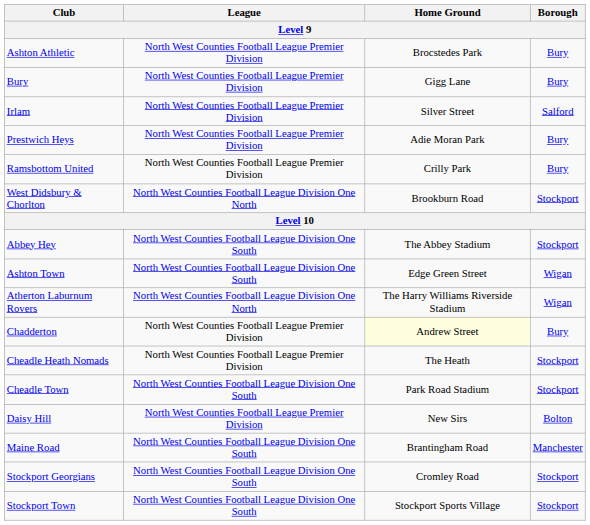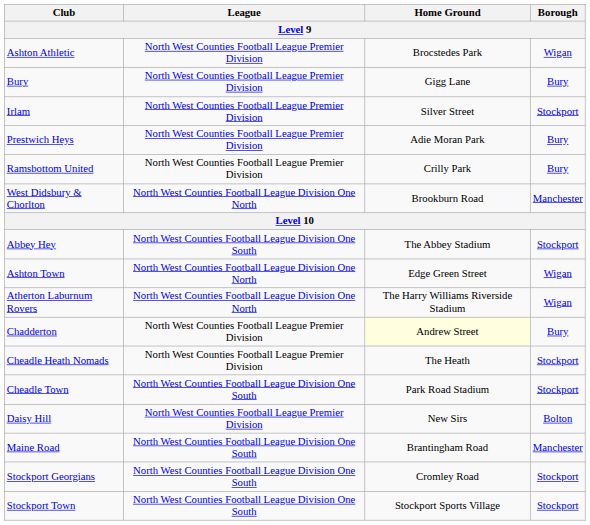(558, 53) Bury -> (558, 53) Wigan
(558, 111) Salford -> (558, 111) Stockport
(558, 198) Stockport -> (558, 198) Manchester
(244, 273) North West Counties Football League Division One South -> (244, 273) North West Counties Football League Division One North
